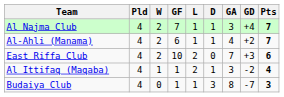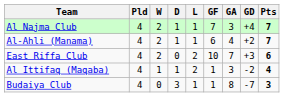columns swapped: (213, 12) <-> (177, 12)
